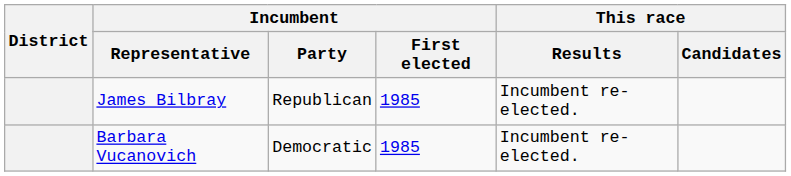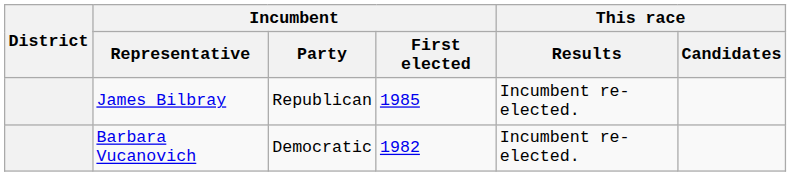(400, 148) 1985 -> (400, 148) 1982
